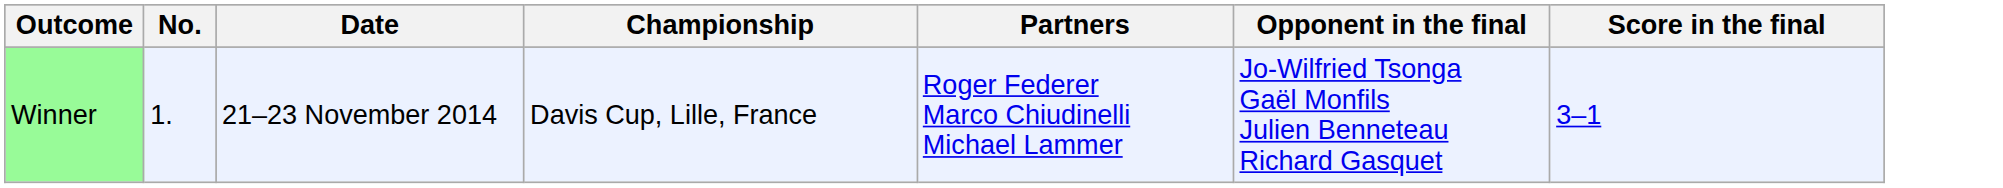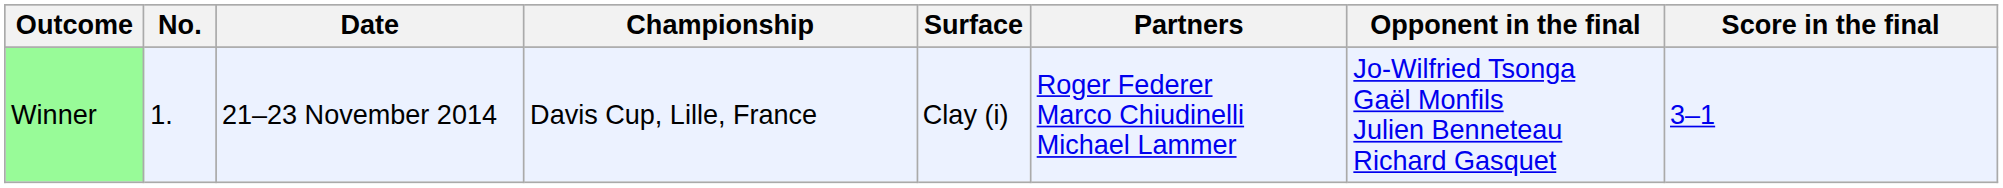+ column: (974, 25)
